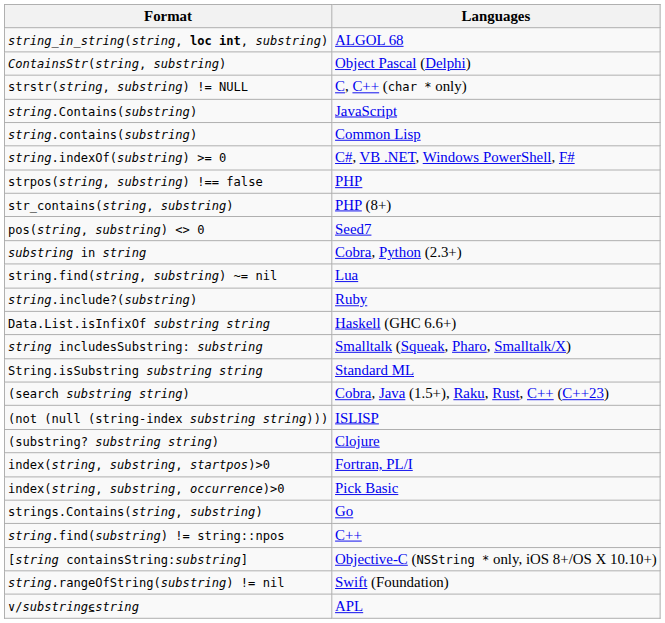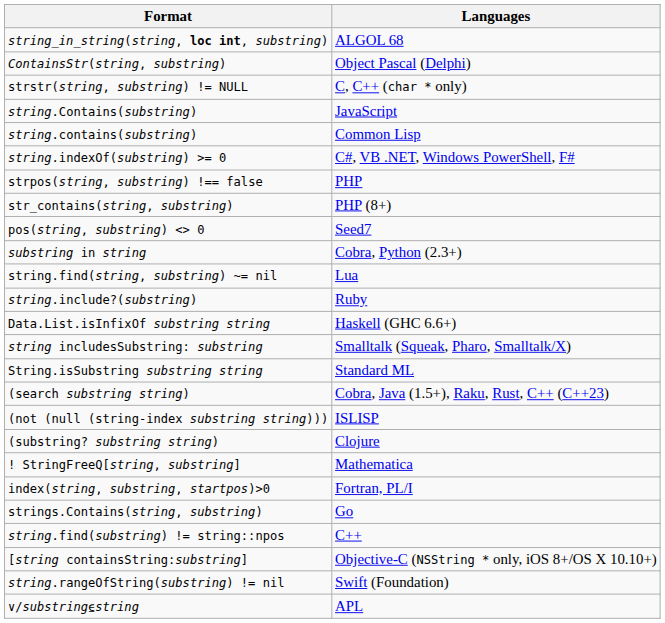+ row: (124, 465)
- row: (146, 489)
